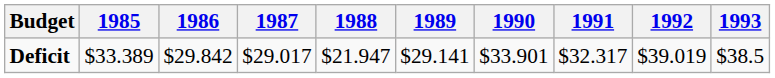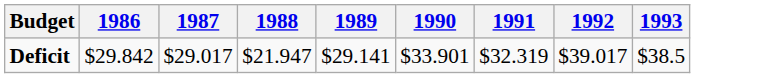- column: (119, 21)
(593, 55) $32.317 -> (514, 55) $32.319
(672, 55) $39.019 -> (593, 55) $39.017
